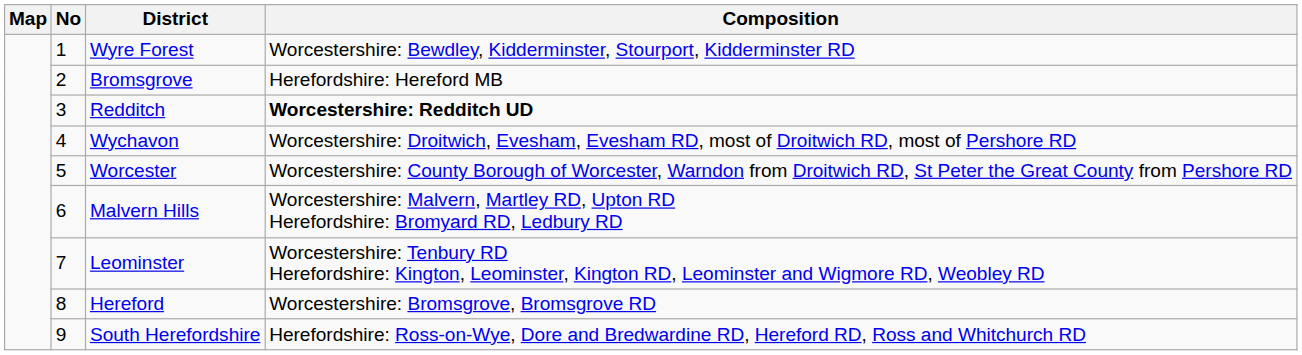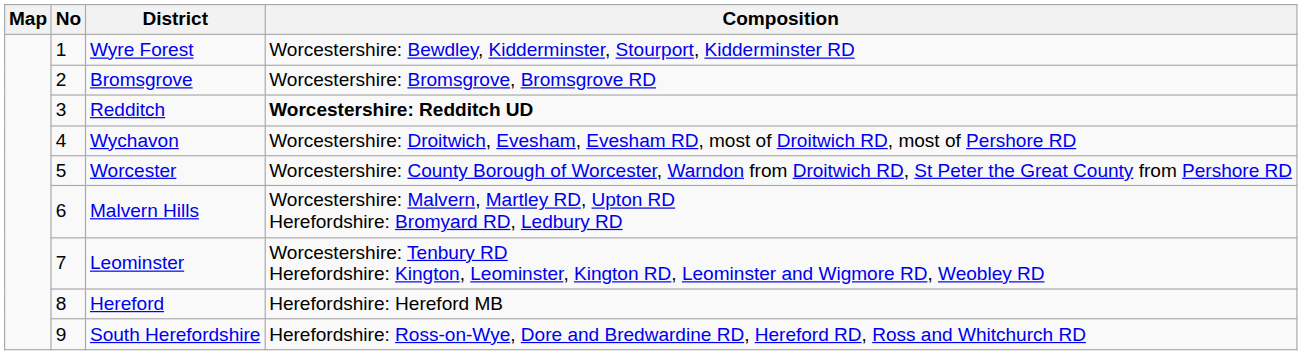(386, 79) Herefordshire: Hereford MB -> (463, 79) Worcestershire: Bromsgrove, Bromsgrove RD
(463, 304) Worcestershire: Bromsgrove, Bromsgrove RD -> (386, 304) Herefordshire: Hereford MB
